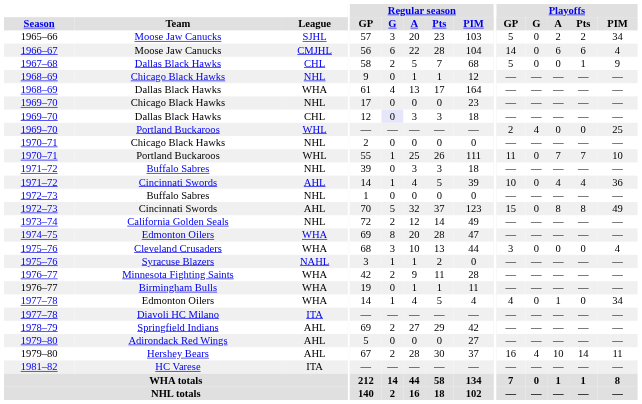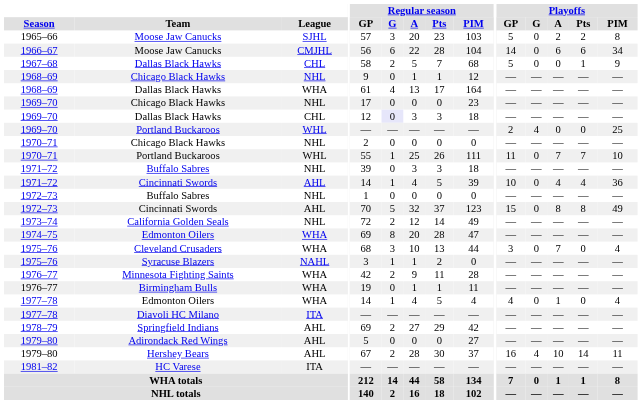(617, 37) 34 -> (617, 37) 8
(617, 50) 4 -> (617, 50) 34
(558, 248) 0 -> (558, 248) 7
(617, 301) 34 -> (617, 301) 4
